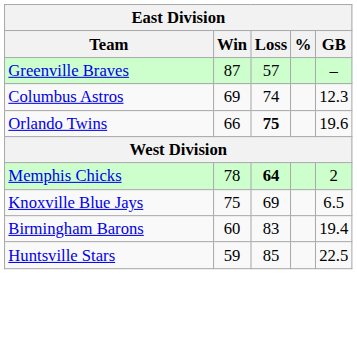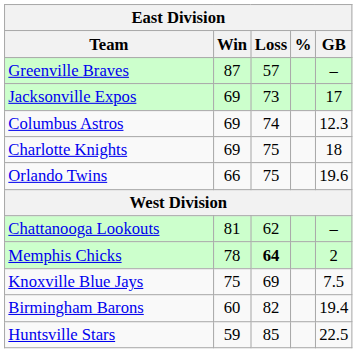+ row: (72, 96)
+ row: (68, 149)
(271, 123) bold -> (271, 176) normal
+ row: (84, 228)
(334, 202) 6.5 -> (334, 281) 7.5
(271, 228) 83 -> (271, 307) 82
